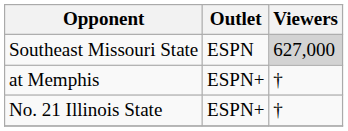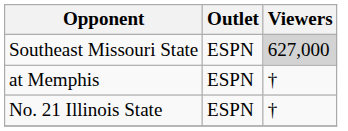(236, 79) ESPN+ -> (230, 79) ESPN
(236, 110) ESPN+ -> (230, 110) ESPN
